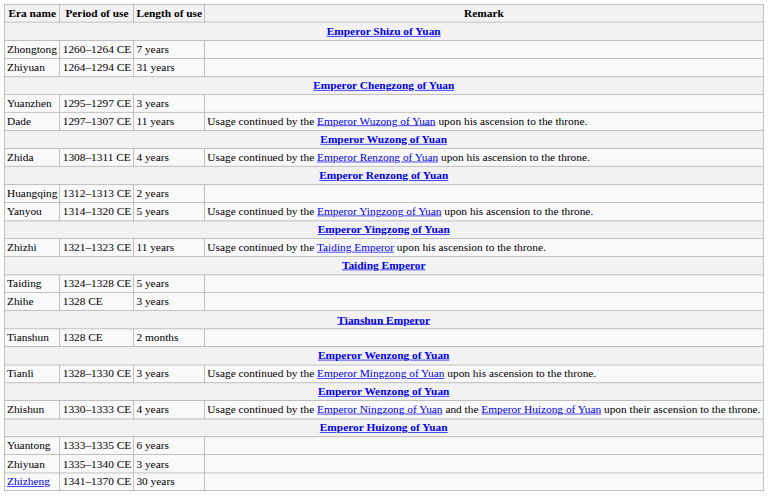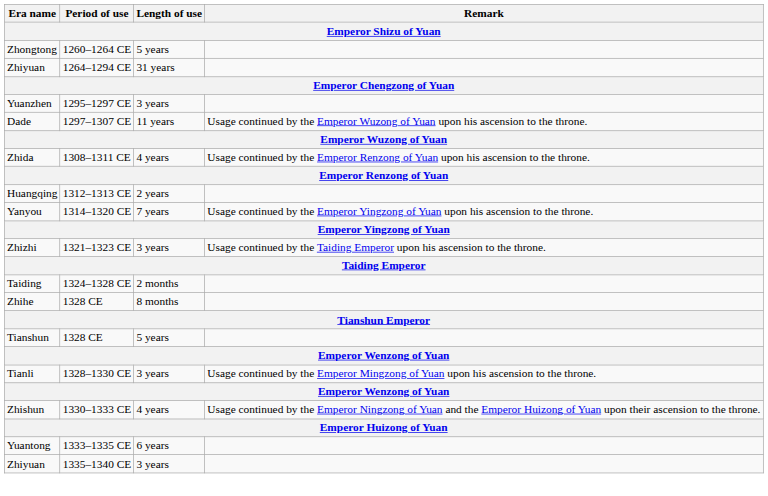(153, 49) 7 years -> (153, 49) 5 years
(153, 211) 5 years -> (153, 211) 7 years
(155, 247) 11 years -> (153, 247) 3 years
(153, 283) 5 years -> (157, 283) 2 months
(153, 301) 3 years -> (157, 301) 8 months
(157, 337) 2 months -> (153, 337) 5 years
- row: (28, 481)
